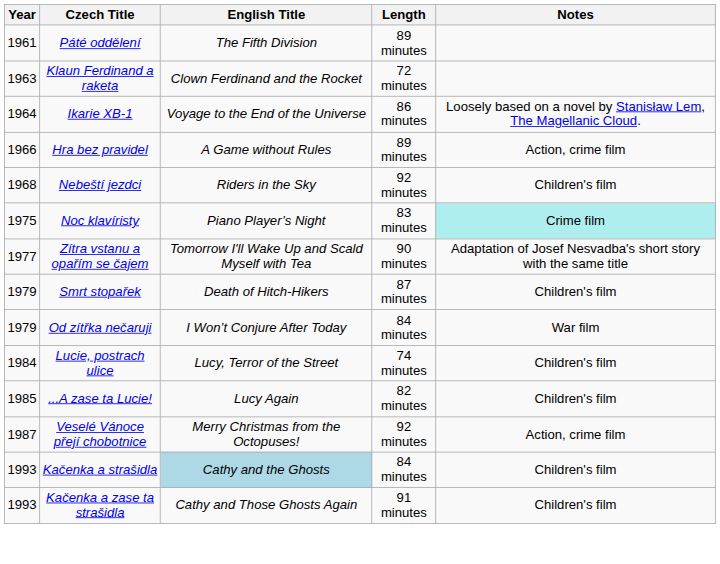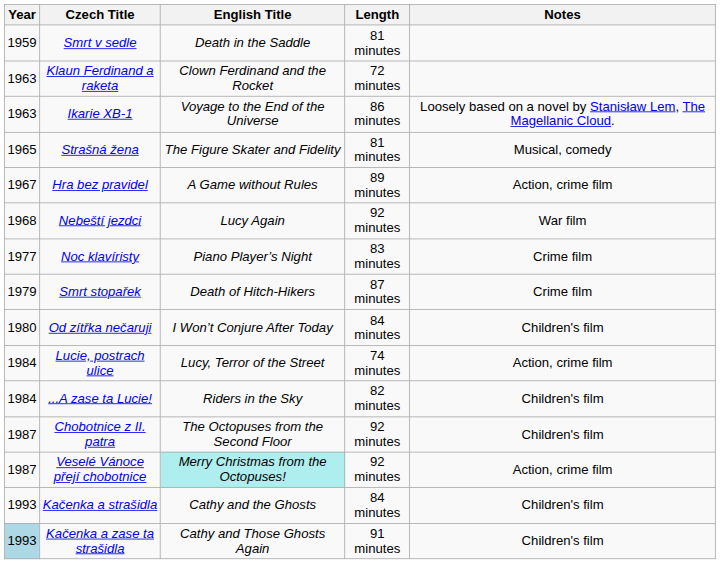+ row: (100, 43)
- row: (100, 43)
(22, 114) 1964 -> (22, 114) 1963
+ row: (100, 149)
(22, 149) 1966 -> (22, 185) 1967
(266, 185) Riders in the Sky -> (253, 220) Lucy Again
(576, 185) Children's film -> (563, 220) War film
(22, 220) 1975 -> (22, 256) 1977
(576, 220) paleturquoise background -> (563, 256) no background
- row: (100, 256)
(576, 292) Children's film -> (563, 292) Crime film
(22, 327) 1979 -> (22, 327) 1980
(576, 327) War film -> (563, 327) Children's film
(576, 363) Children's film -> (563, 363) Action, crime film
(22, 398) 1985 -> (22, 398) 1984
(266, 398) Lucy Again -> (253, 398) Riders in the Sky
+ row: (100, 434)
(266, 434) no background -> (253, 469) paleturquoise background
(266, 469) lightblue background -> (253, 505) no background
(22, 505) no background -> (22, 541) lightblue background
